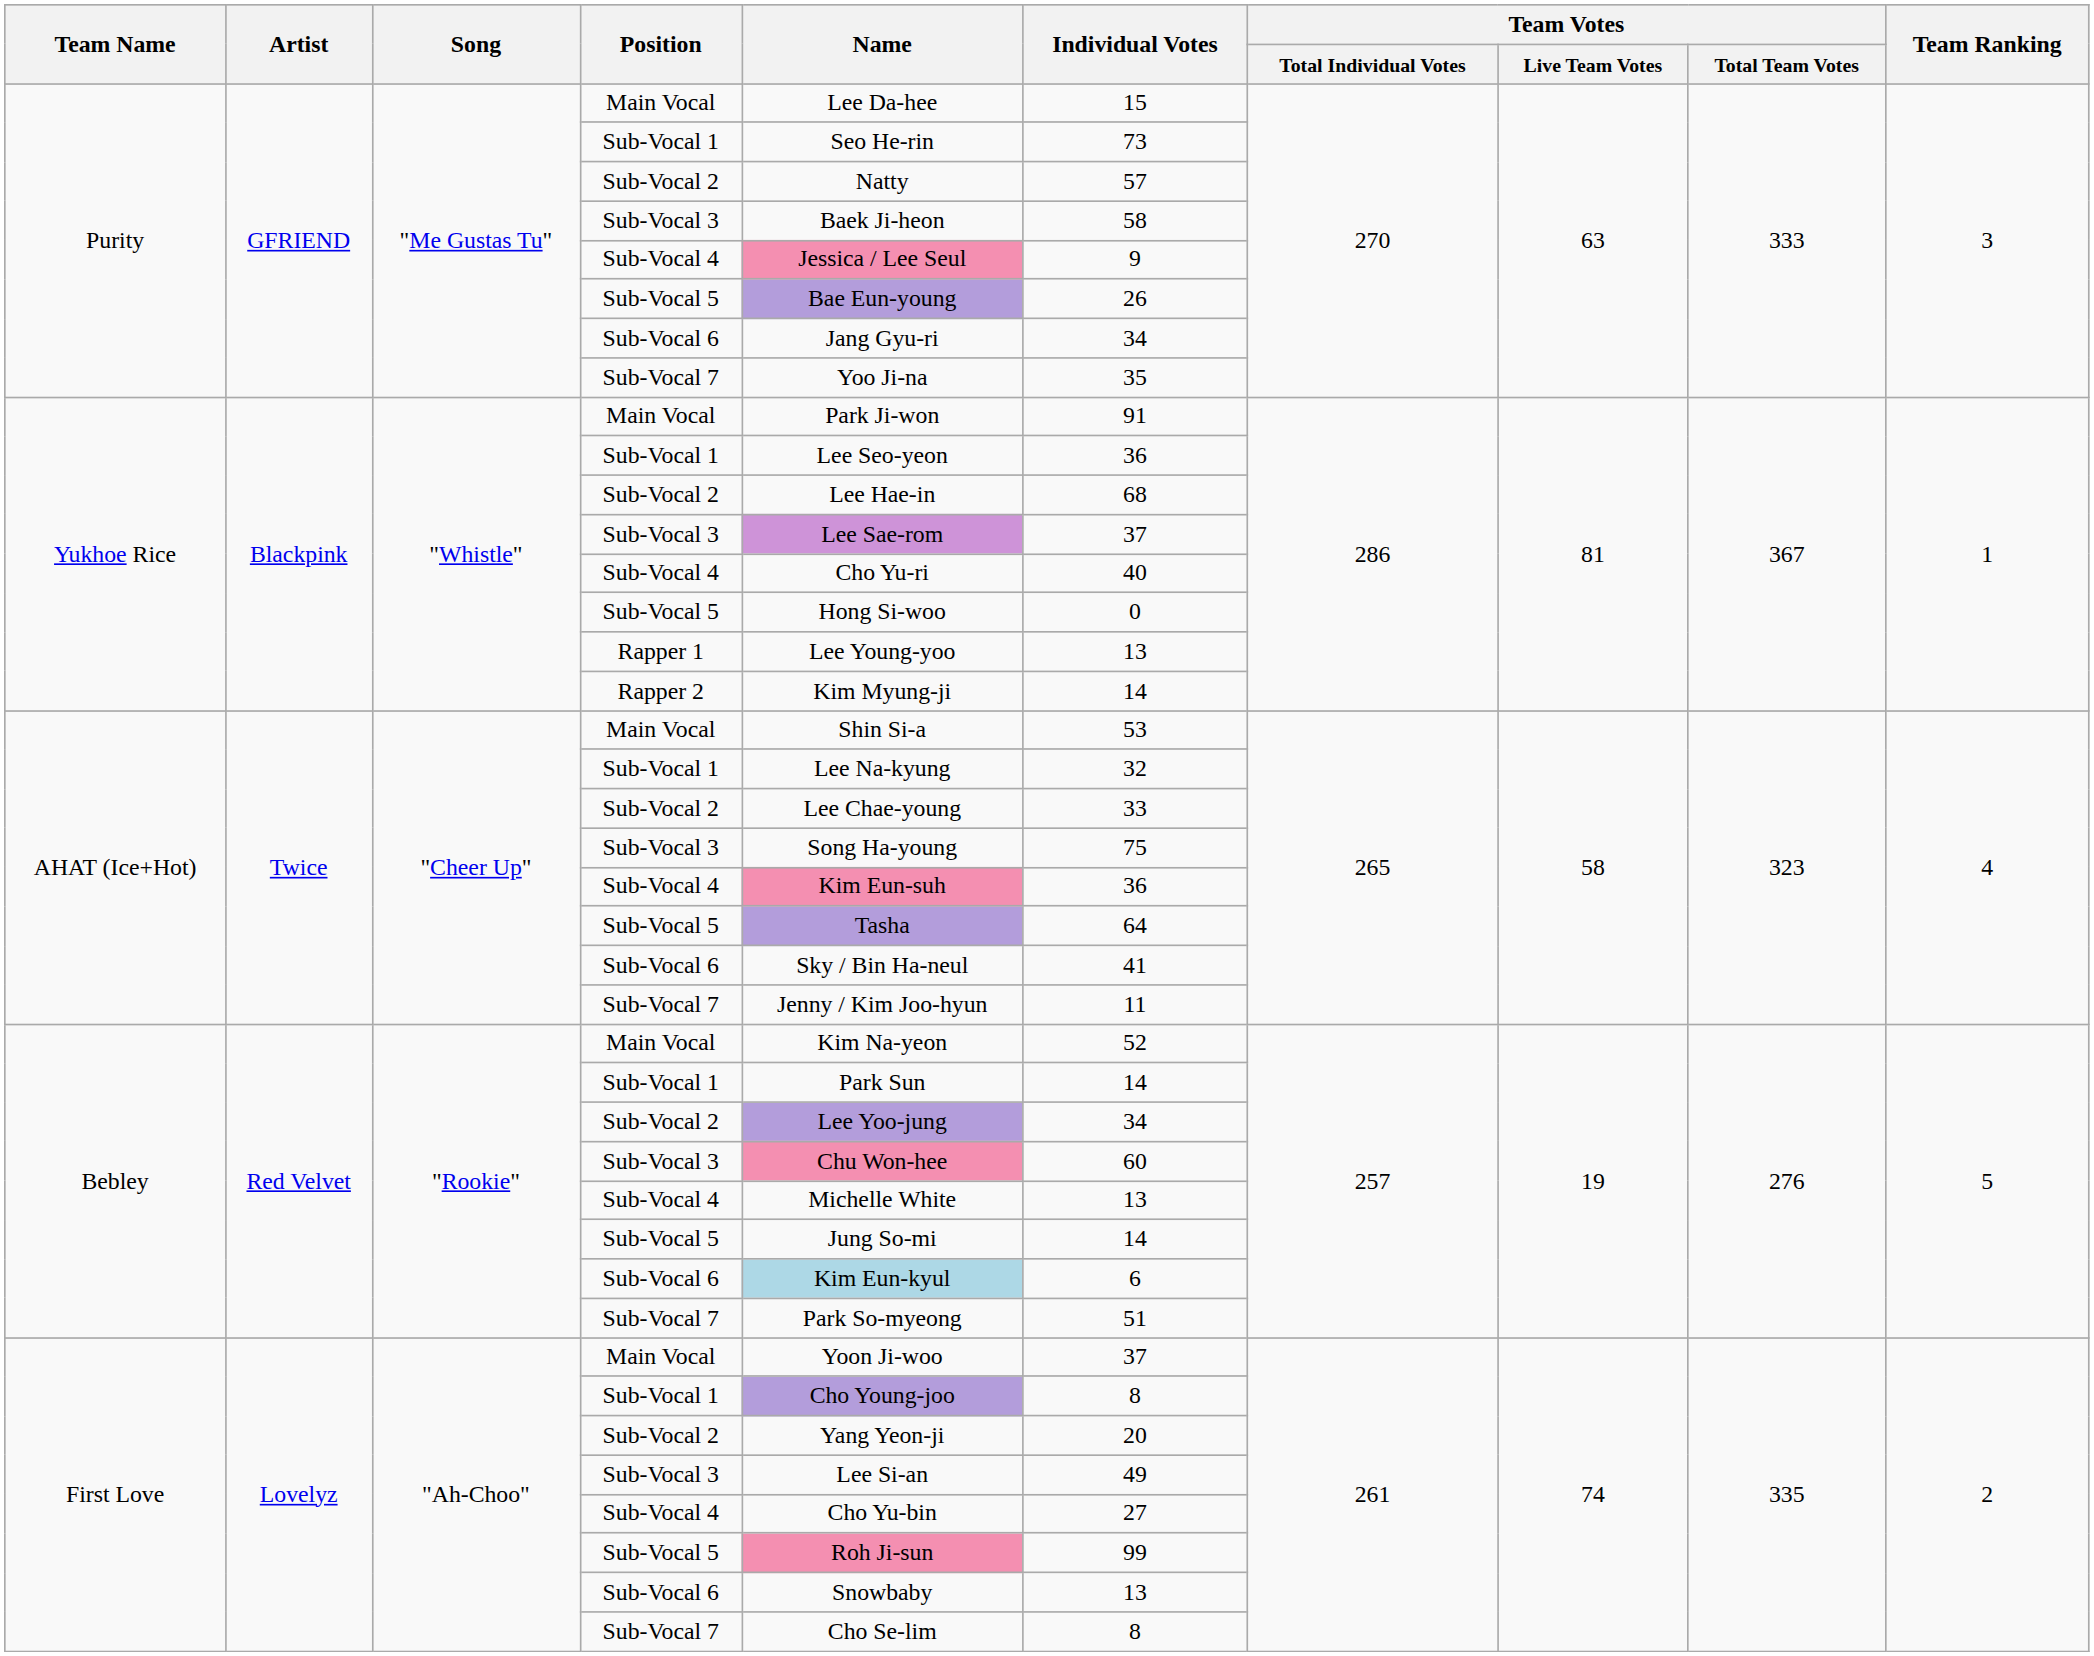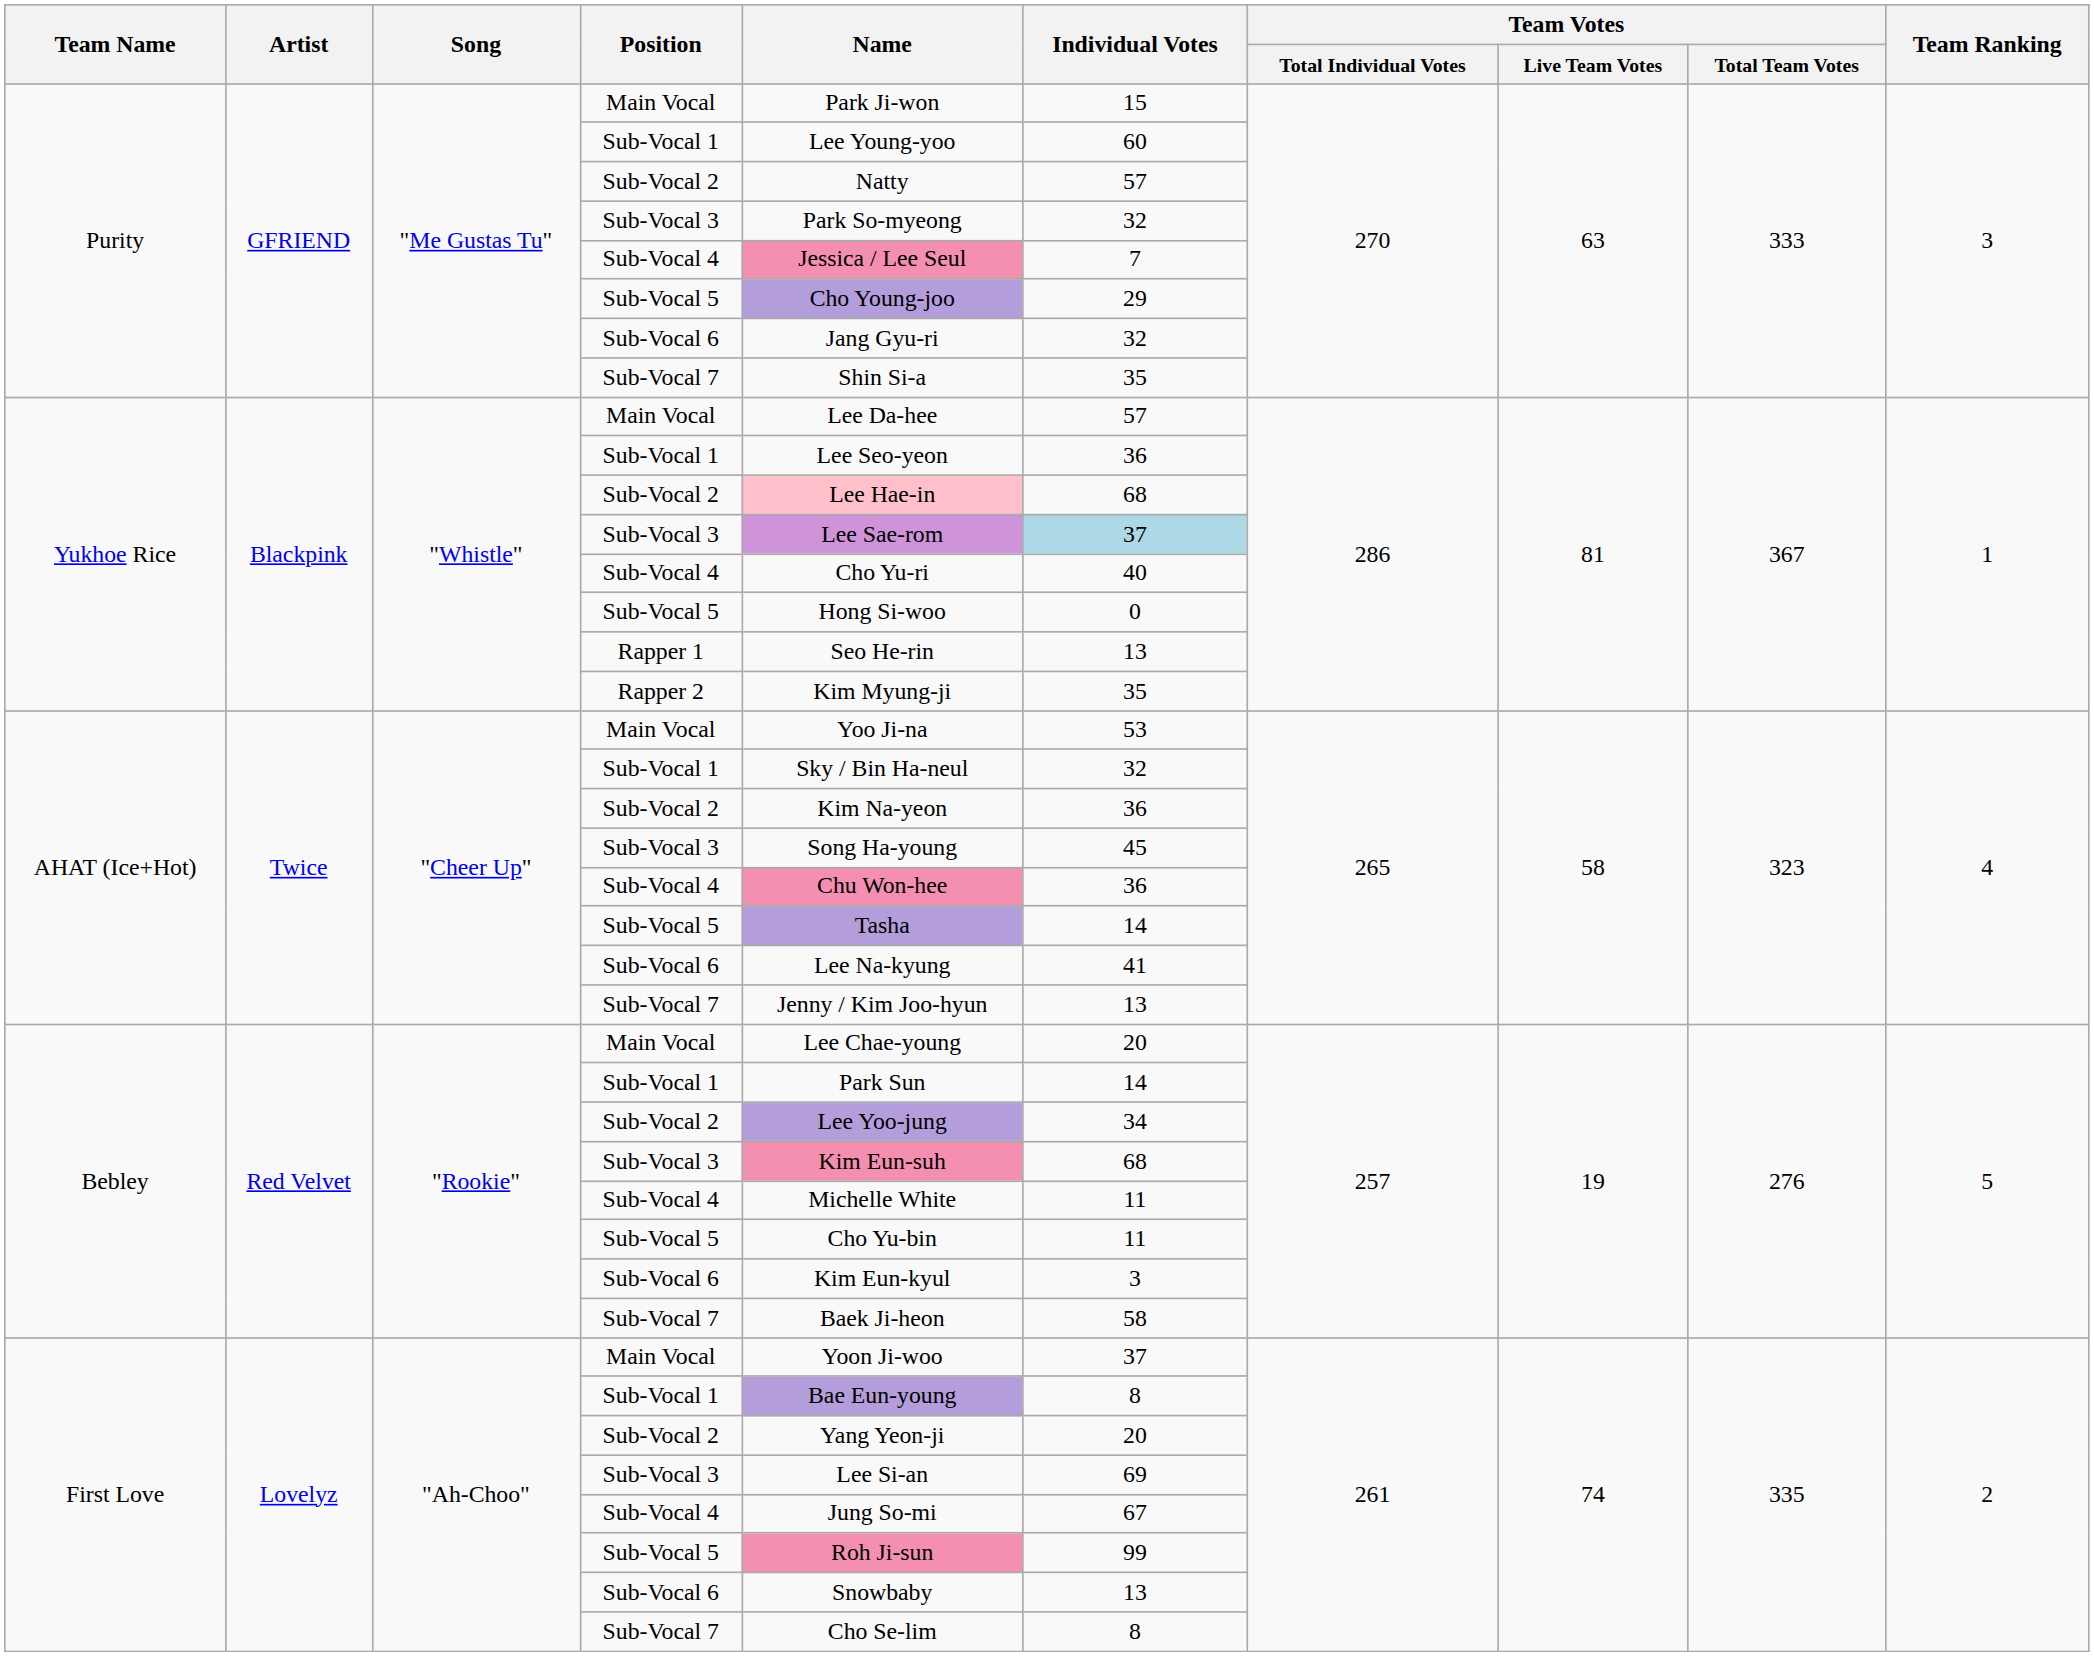(882, 102) Lee Da-hee -> (882, 102) Park Ji-won
(882, 142) Seo He-rin -> (882, 142) Lee Young-yoo
(1135, 142) 73 -> (1135, 142) 60
(882, 220) Baek Ji-heon -> (882, 220) Park So-myeong
(1135, 220) 58 -> (1135, 220) 32
(1135, 259) 9 -> (1135, 259) 7
(882, 298) Bae Eun-young -> (882, 298) Cho Young-joo
(1135, 298) 26 -> (1135, 298) 29
(1135, 337) 34 -> (1135, 337) 32
(882, 377) Yoo Ji-na -> (882, 377) Shin Si-a
(882, 416) Park Ji-won -> (882, 416) Lee Da-hee
(1135, 416) 91 -> (1135, 416) 57
(882, 494) no background -> (882, 494) pink background
(1135, 533) no background -> (1135, 533) lightblue background
(882, 651) Lee Young-yoo -> (882, 651) Seo He-rin
(1135, 690) 14 -> (1135, 690) 35
(882, 729) Shin Si-a -> (882, 729) Yoo Ji-na
(882, 769) Lee Na-kyung -> (882, 769) Sky / Bin Ha-neul
(882, 808) Lee Chae-young -> (882, 808) Kim Na-yeon
(1135, 808) 33 -> (1135, 808) 36
(1135, 847) 75 -> (1135, 847) 45
(882, 886) Kim Eun-suh -> (882, 886) Chu Won-hee
(1135, 925) 64 -> (1135, 925) 14
(882, 964) Sky / Bin Ha-neul -> (882, 964) Lee Na-kyung
(1135, 1004) 11 -> (1135, 1004) 13
(882, 1043) Kim Na-yeon -> (882, 1043) Lee Chae-young
(1135, 1043) 52 -> (1135, 1043) 20
(882, 1160) Chu Won-hee -> (882, 1160) Kim Eun-suh
(1135, 1160) 60 -> (1135, 1160) 68
(1135, 1200) 13 -> (1135, 1200) 11
(882, 1239) Jung So-mi -> (882, 1239) Cho Yu-bin
(1135, 1239) 14 -> (1135, 1239) 11
(882, 1278) lightblue background -> (882, 1278) no background
(1135, 1278) 6 -> (1135, 1278) 3
(882, 1317) Park So-myeong -> (882, 1317) Baek Ji-heon
(1135, 1317) 51 -> (1135, 1317) 58
(882, 1396) Cho Young-joo -> (882, 1396) Bae Eun-young
(1135, 1474) 49 -> (1135, 1474) 69
(882, 1513) Cho Yu-bin -> (882, 1513) Jung So-mi
(1135, 1513) 27 -> (1135, 1513) 67
